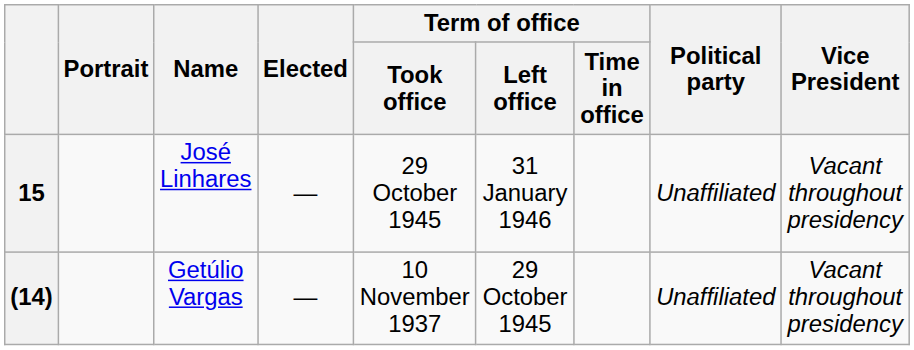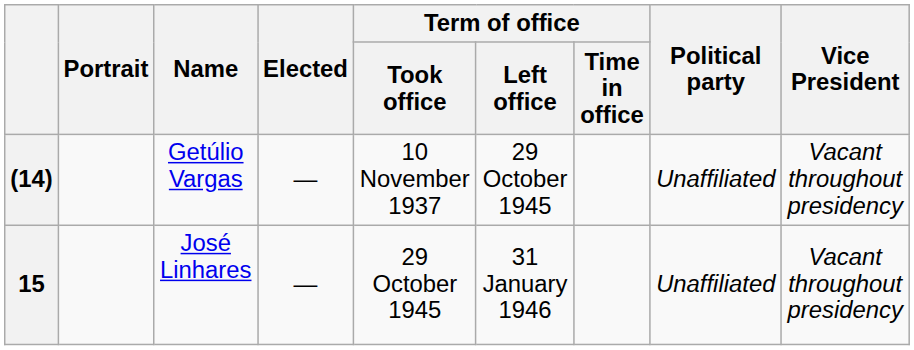rows swapped: (31, 297) <-> (31, 192)
